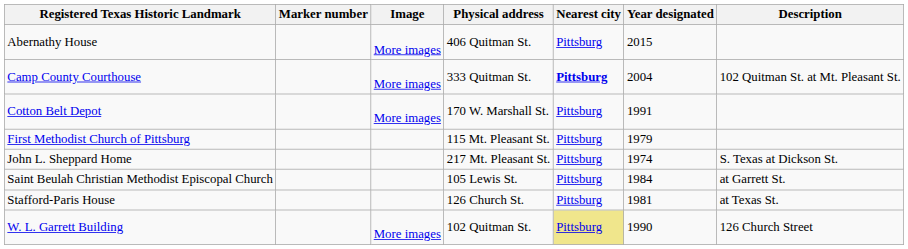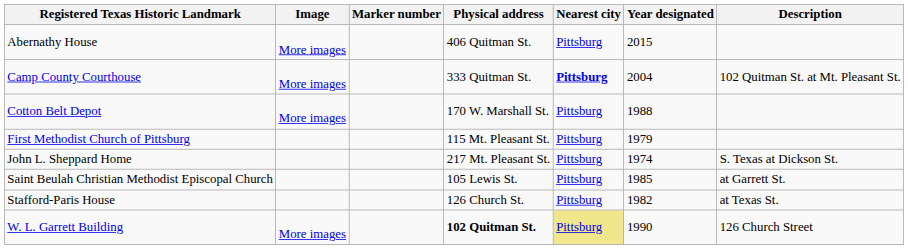columns swapped: (407, 14) <-> (323, 14)
(640, 111) 1991 -> (640, 111) 1988
(640, 179) 1984 -> (640, 179) 1985
(640, 199) 1981 -> (640, 199) 1982
(489, 227) normal -> (491, 227) bold
